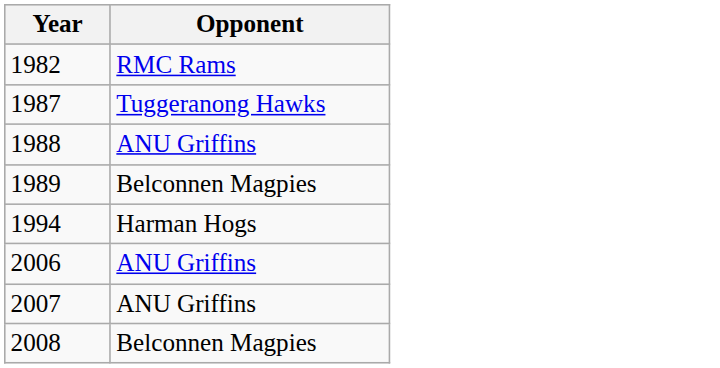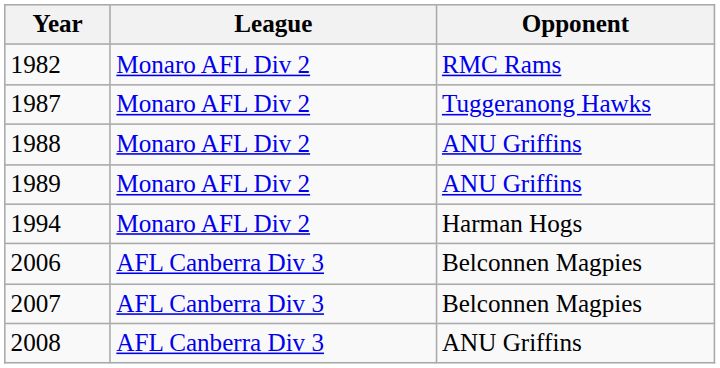+ column: (273, 24)
(216, 183) Belconnen Magpies -> (512, 183) ANU Griffins
(186, 263) ANU Griffins -> (542, 263) Belconnen Magpies
(186, 303) ANU Griffins -> (542, 303) Belconnen Magpies
(216, 343) Belconnen Magpies -> (512, 343) ANU Griffins
